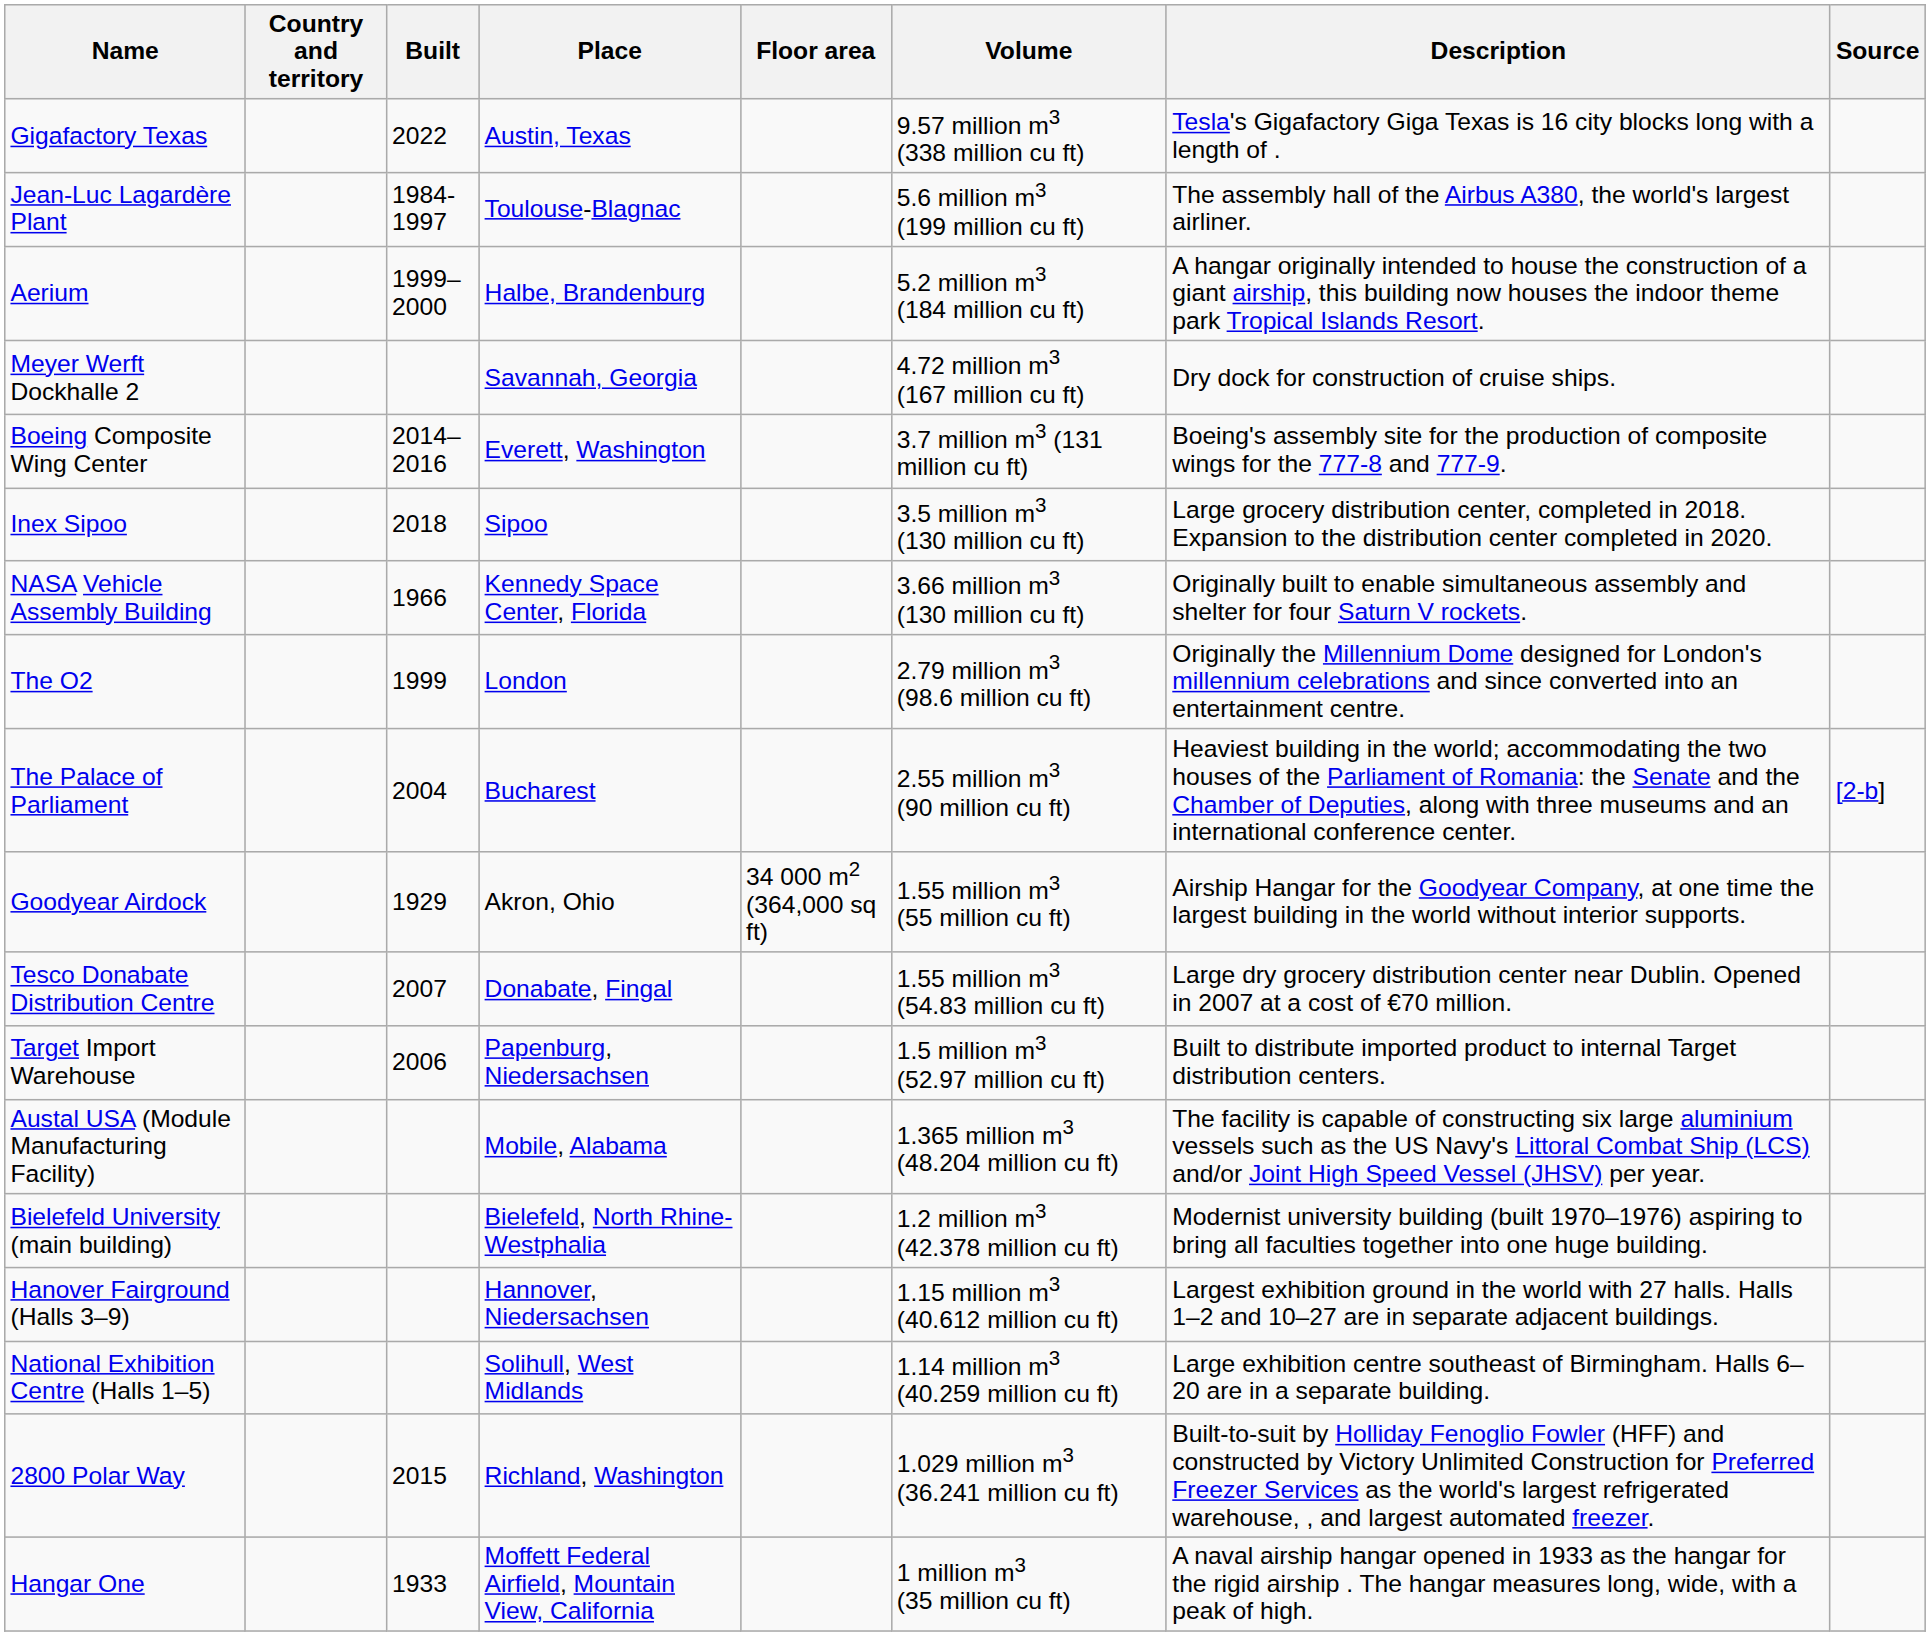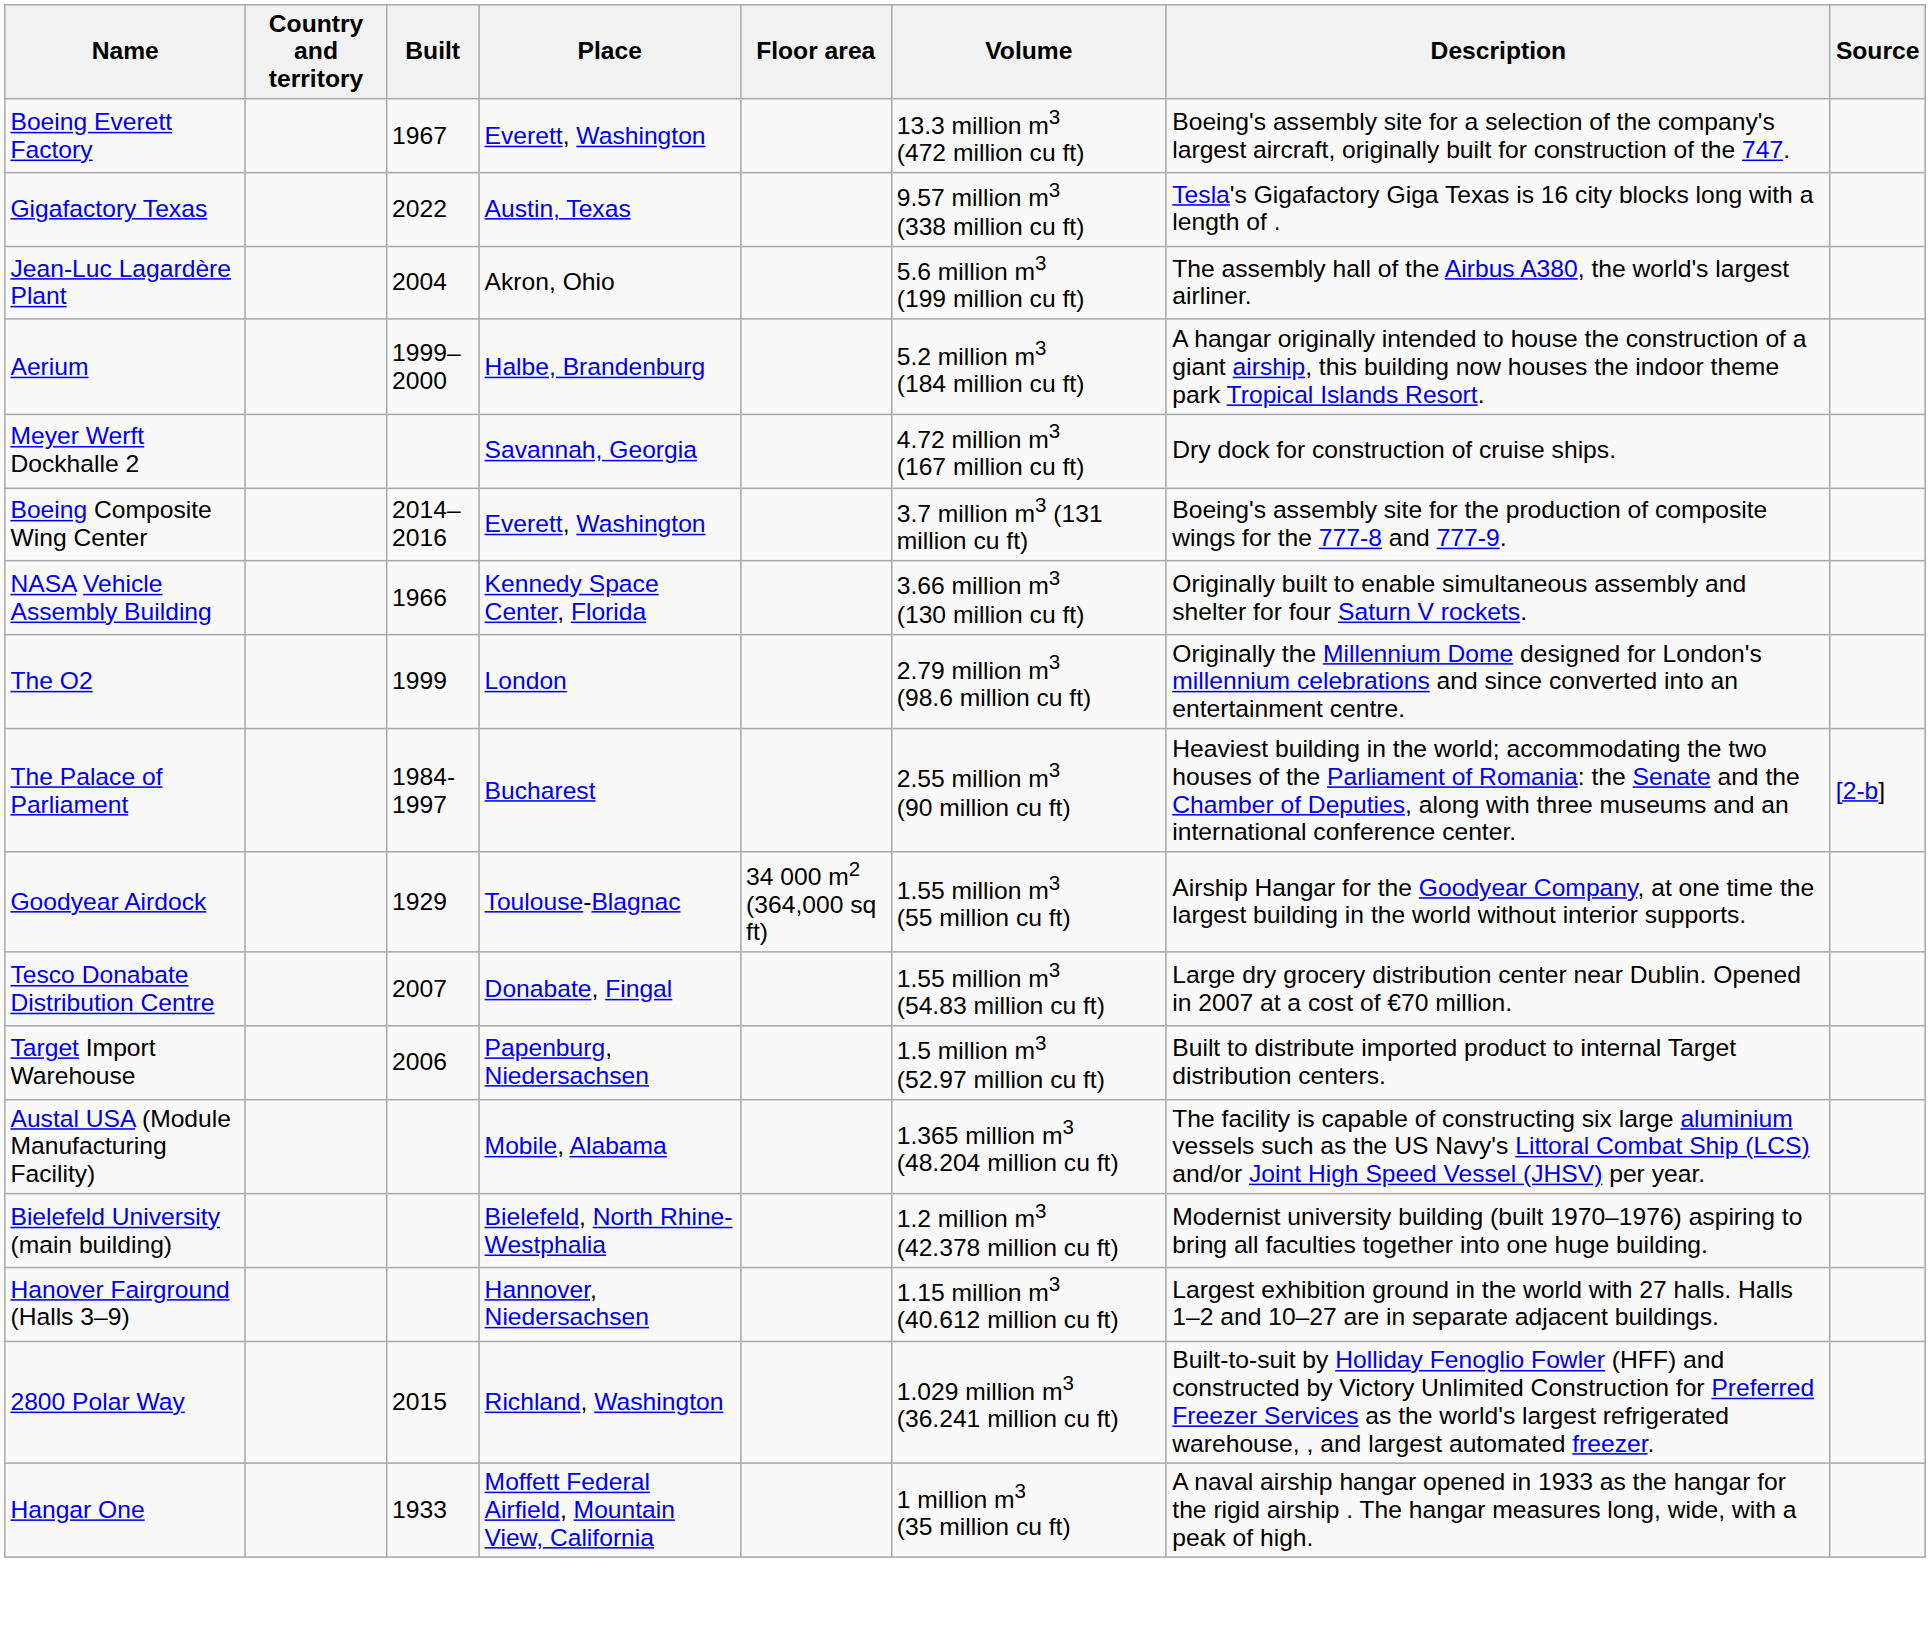+ row: (91, 135)
(424, 209) 1984-1997 -> (420, 282) 2004
(583, 209) Toulouse-Blagnac -> (550, 282) Akron, Ohio
- row: (69, 524)
(420, 789) 2004 -> (424, 789) 1984-1997
(550, 901) Akron, Ohio -> (583, 901) Toulouse-Blagnac
- row: (112, 1377)
